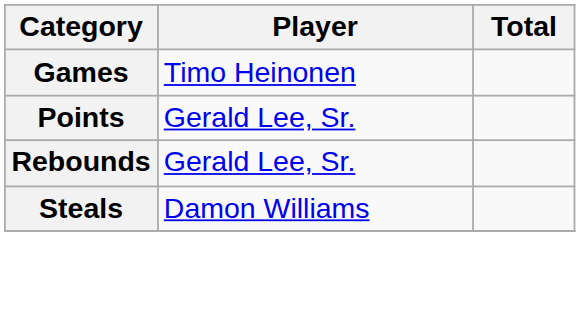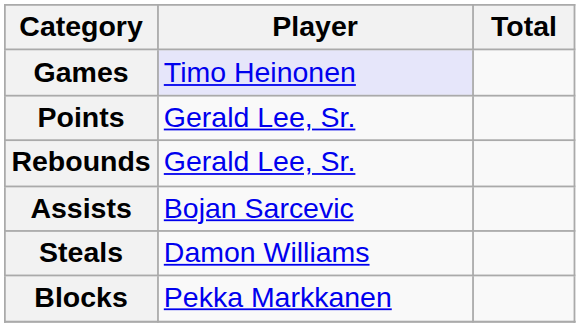(260, 72) no background -> (260, 72) lavender background
+ row: (81, 207)
+ row: (81, 298)
